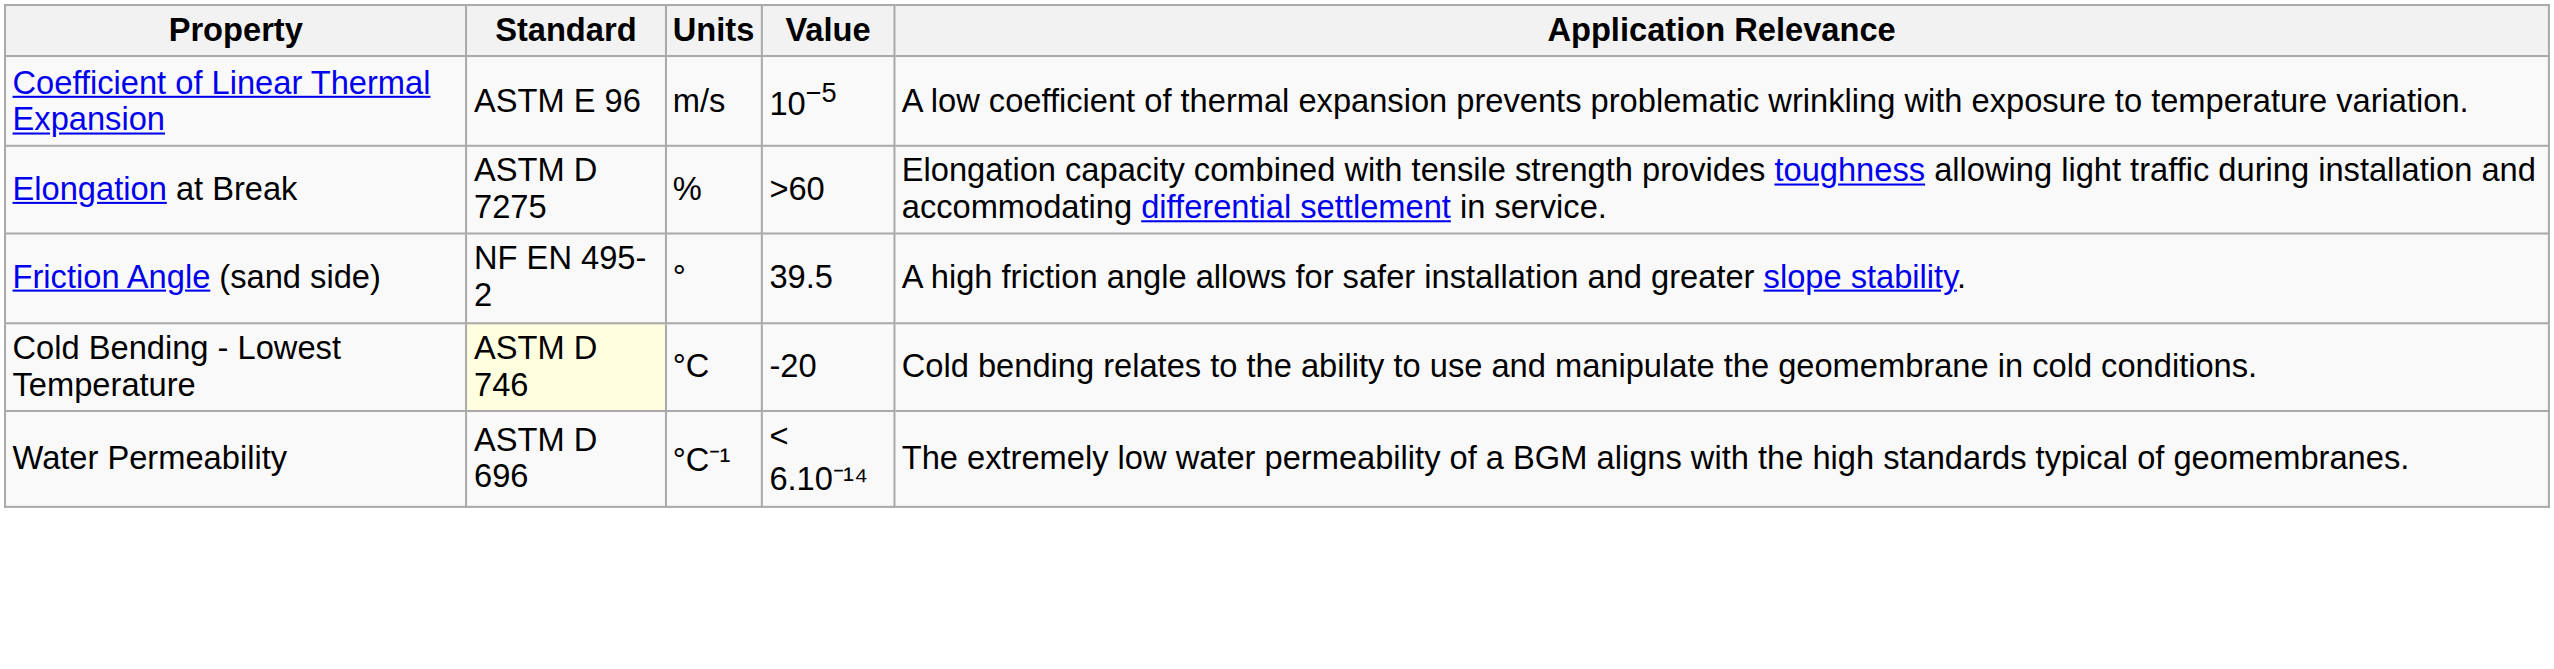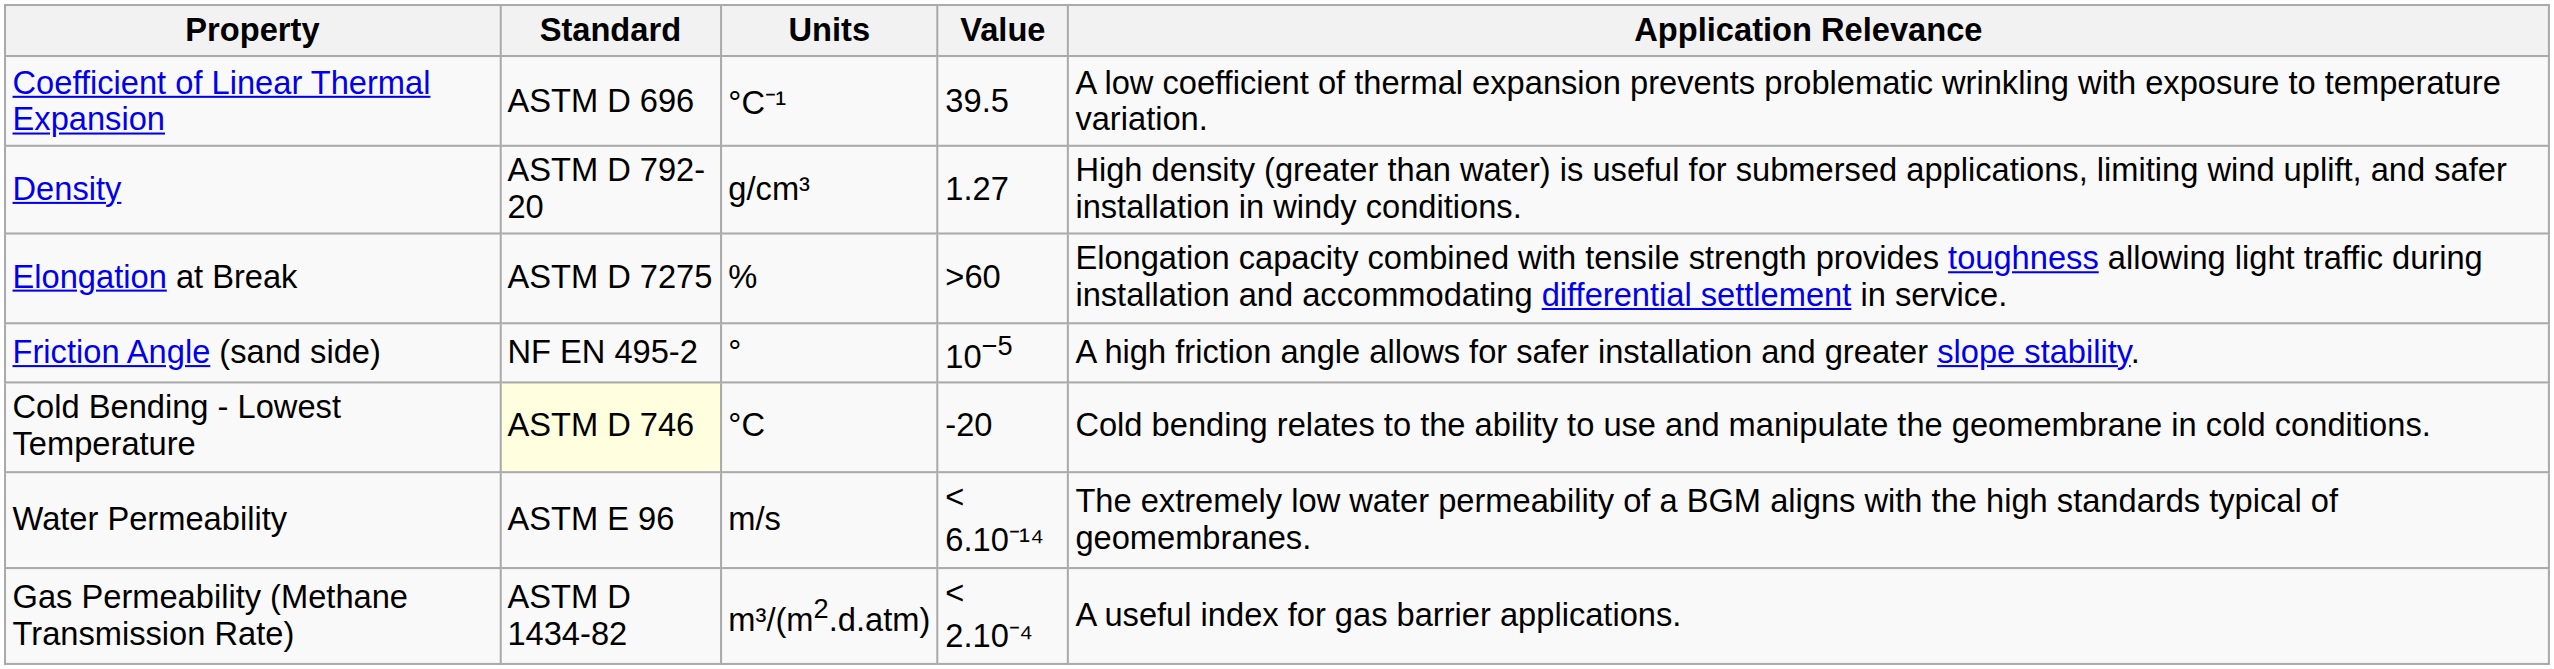(557, 100) ASTM E 96 -> (601, 100) ASTM D 696
(699, 100) m/s -> (757, 102) °C⁻¹
(803, 100) 10−5 -> (977, 100) 39.5
+ row: (67, 188)
(801, 277) 39.5 -> (979, 352) 10−5
(536, 458) ASTM D 696 -> (591, 519) ASTM E 96
(702, 460) °C⁻¹ -> (755, 519) m/s
+ row: (210, 615)
